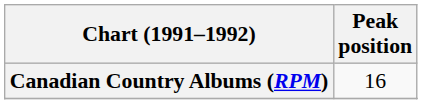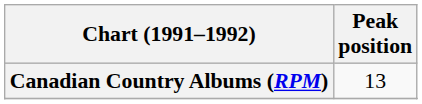(375, 80) 16 -> (375, 80) 13
